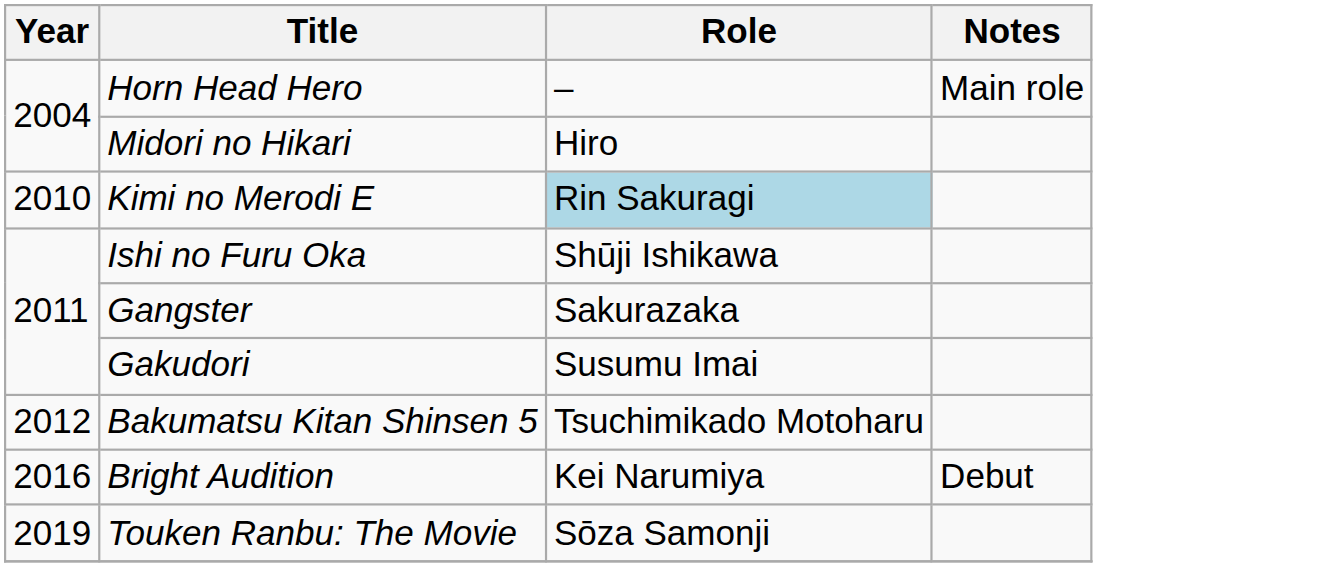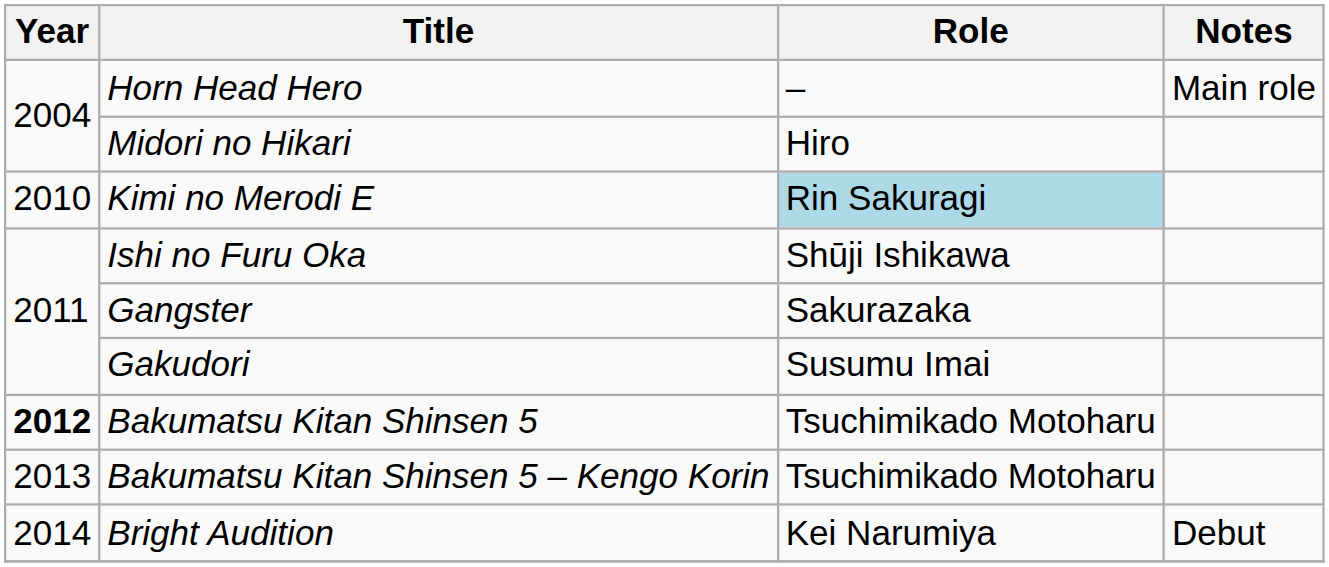(52, 421) normal -> (52, 421) bold
+ row: (438, 476)
(52, 476) 2016 -> (52, 532) 2014
- row: (312, 532)
